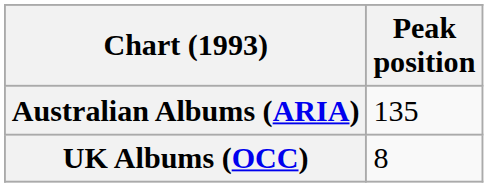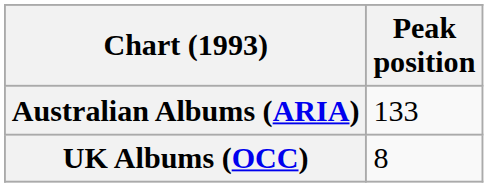(396, 109) 135 -> (396, 109) 133
